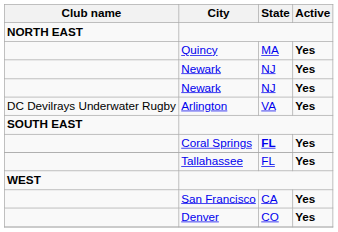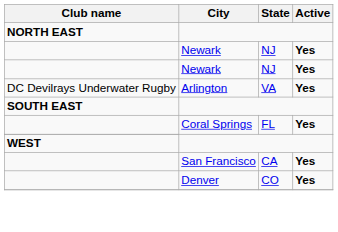- row: (91, 51)
(268, 143) bold -> (268, 124) normal
- row: (91, 162)
